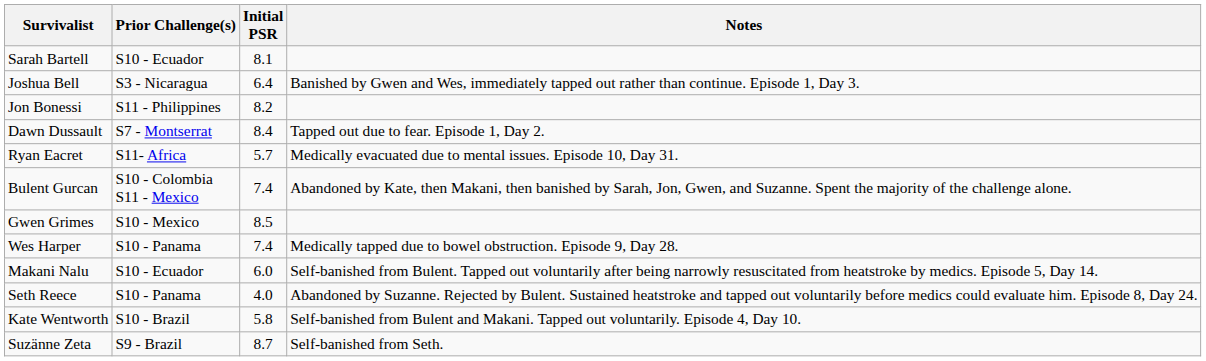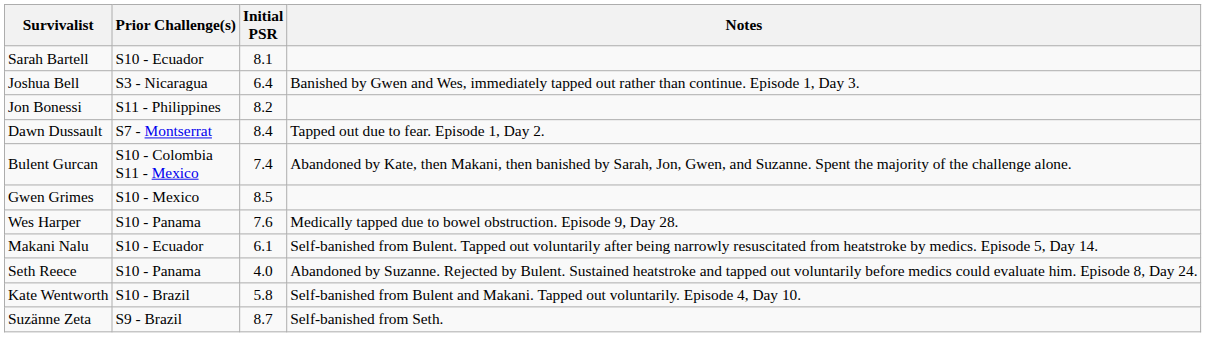- row: (45, 155)
(263, 246) 7.4 -> (263, 221) 7.6
(263, 270) 6.0 -> (263, 246) 6.1
